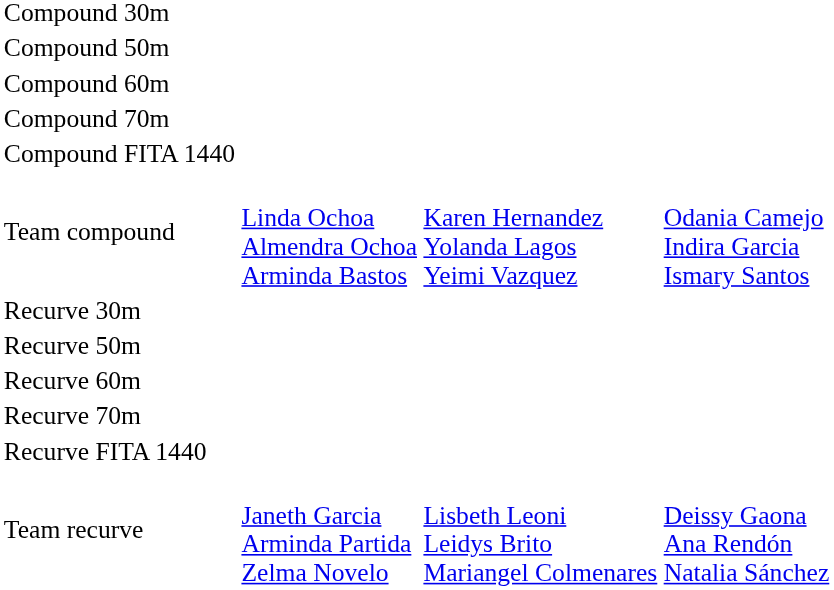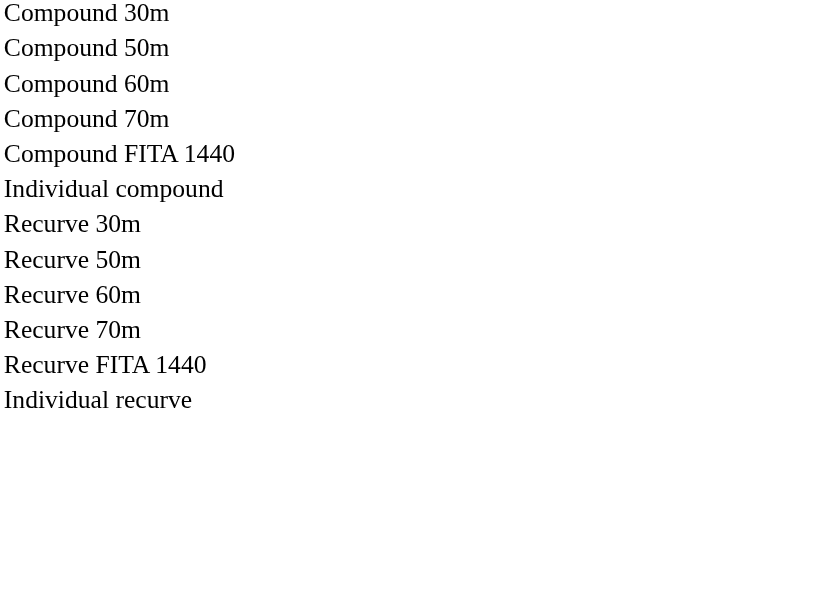+ row: (114, 188)
- row: (89, 232)
+ row: (98, 400)
- row: (74, 529)
